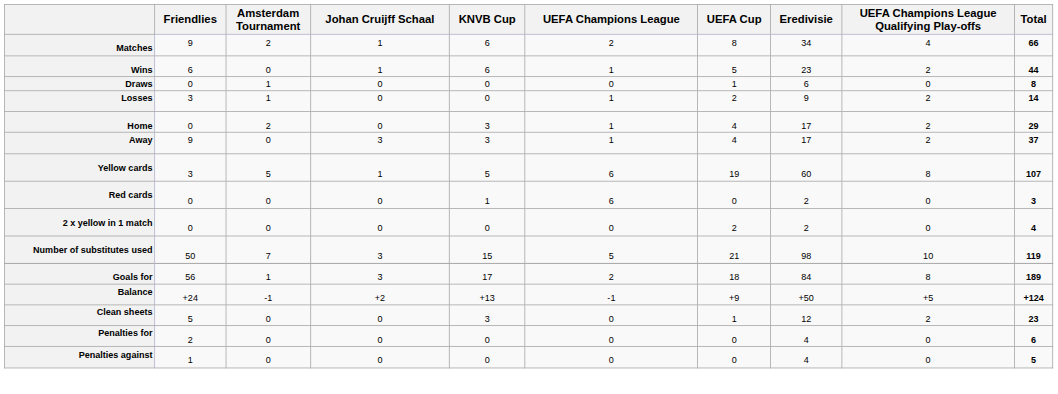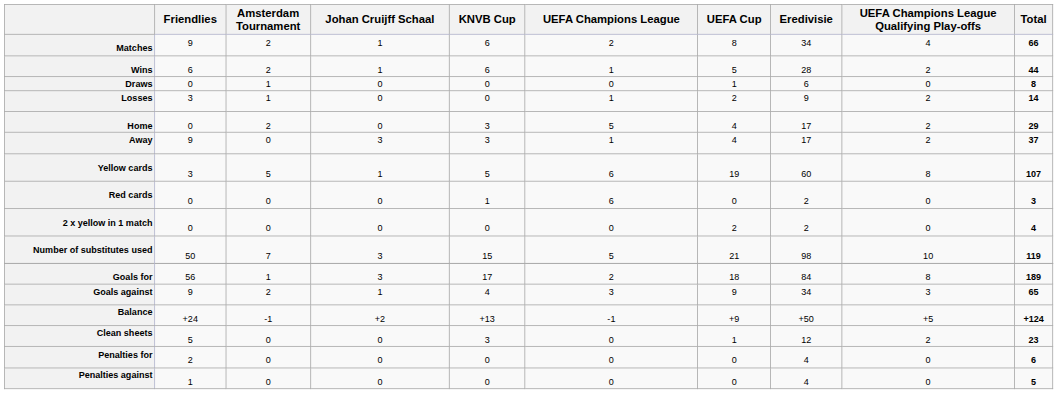(268, 69) 0 -> (268, 69) 2
(806, 69) 23 -> (806, 69) 28
(611, 125) 1 -> (611, 125) 5
+ row: (123, 291)
